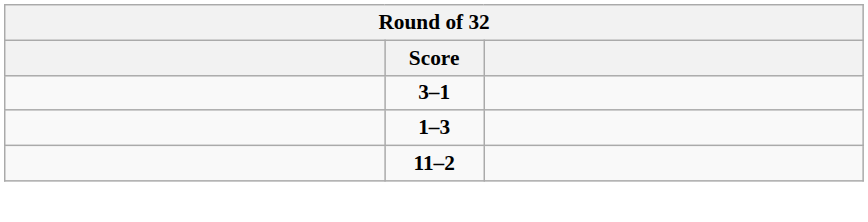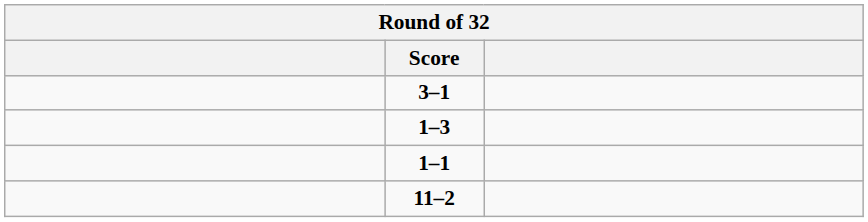+ row: (434, 163)
